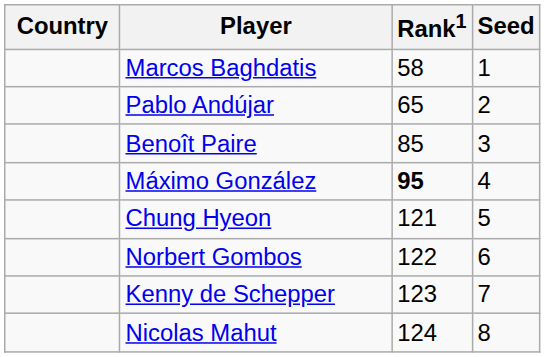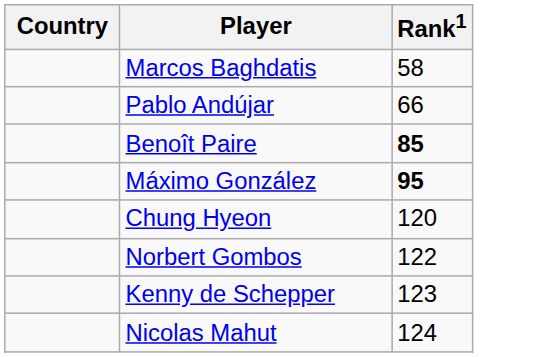- column: (506, 26)
(411, 105) 65 -> (411, 105) 66
(411, 143) normal -> (411, 143) bold
(417, 218) 121 -> (417, 218) 120
